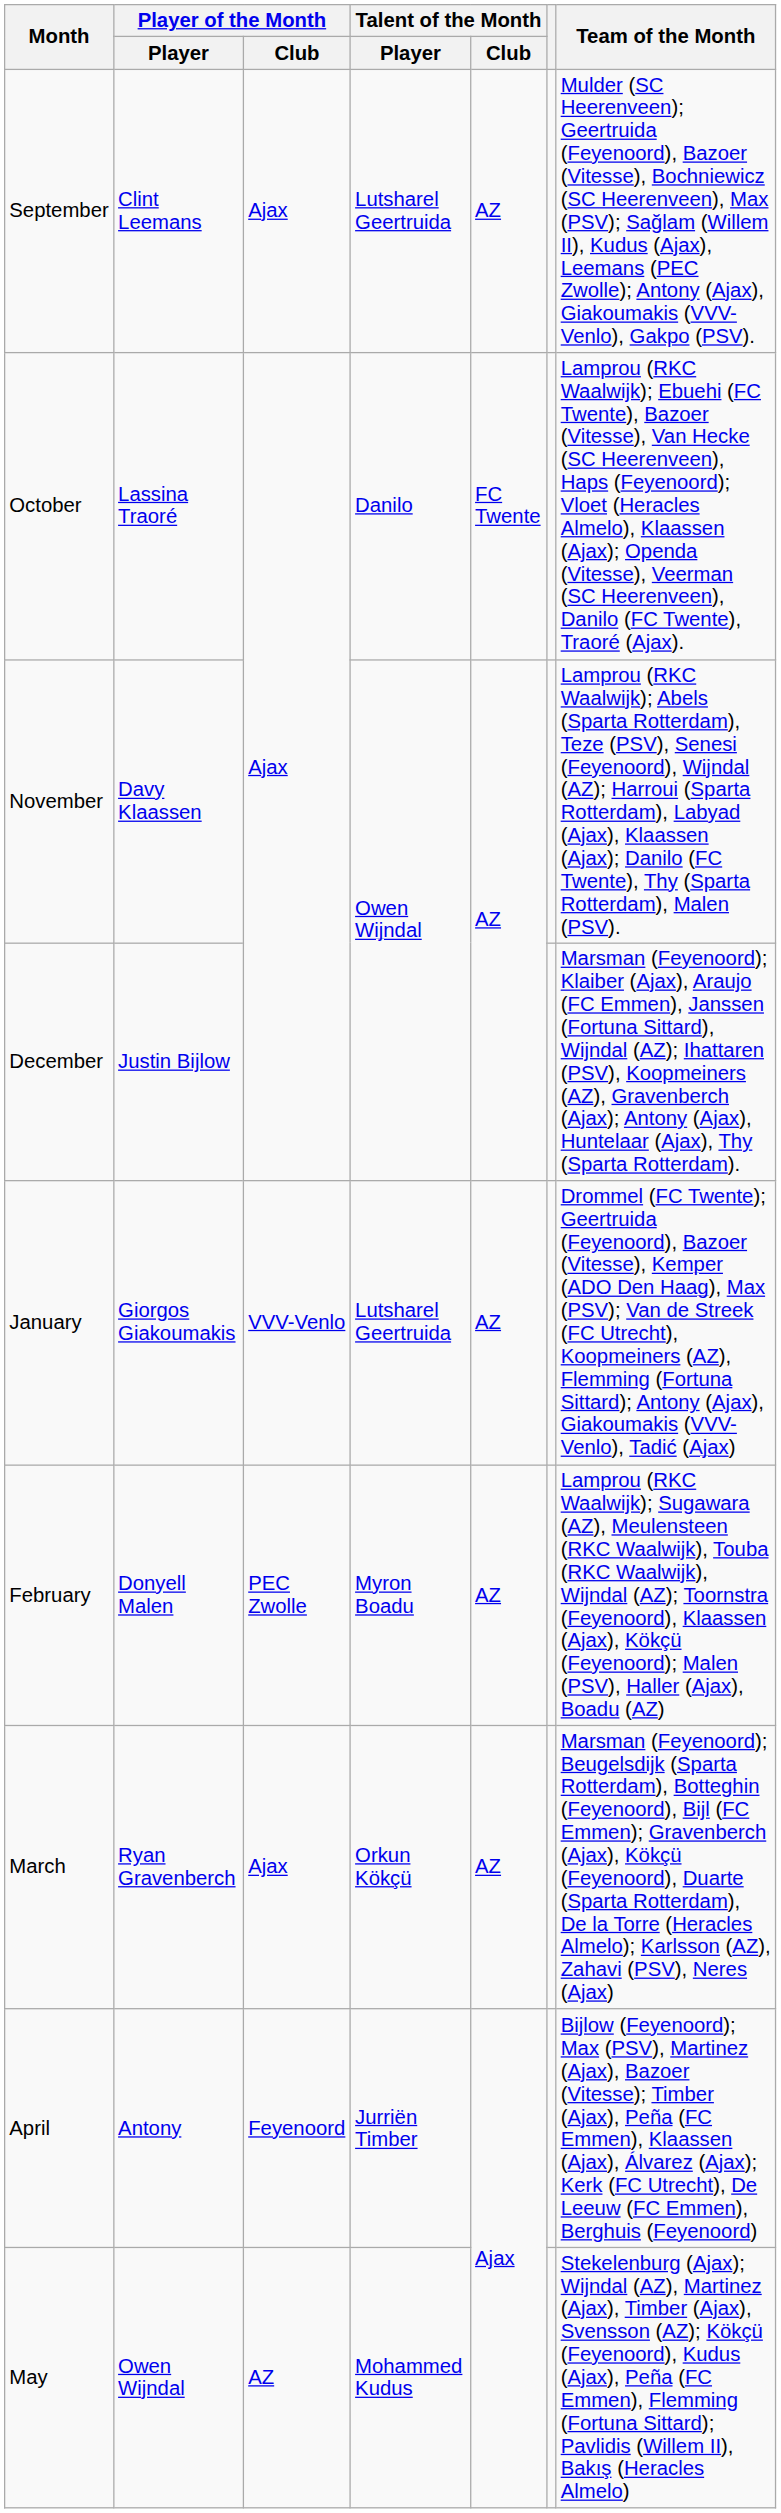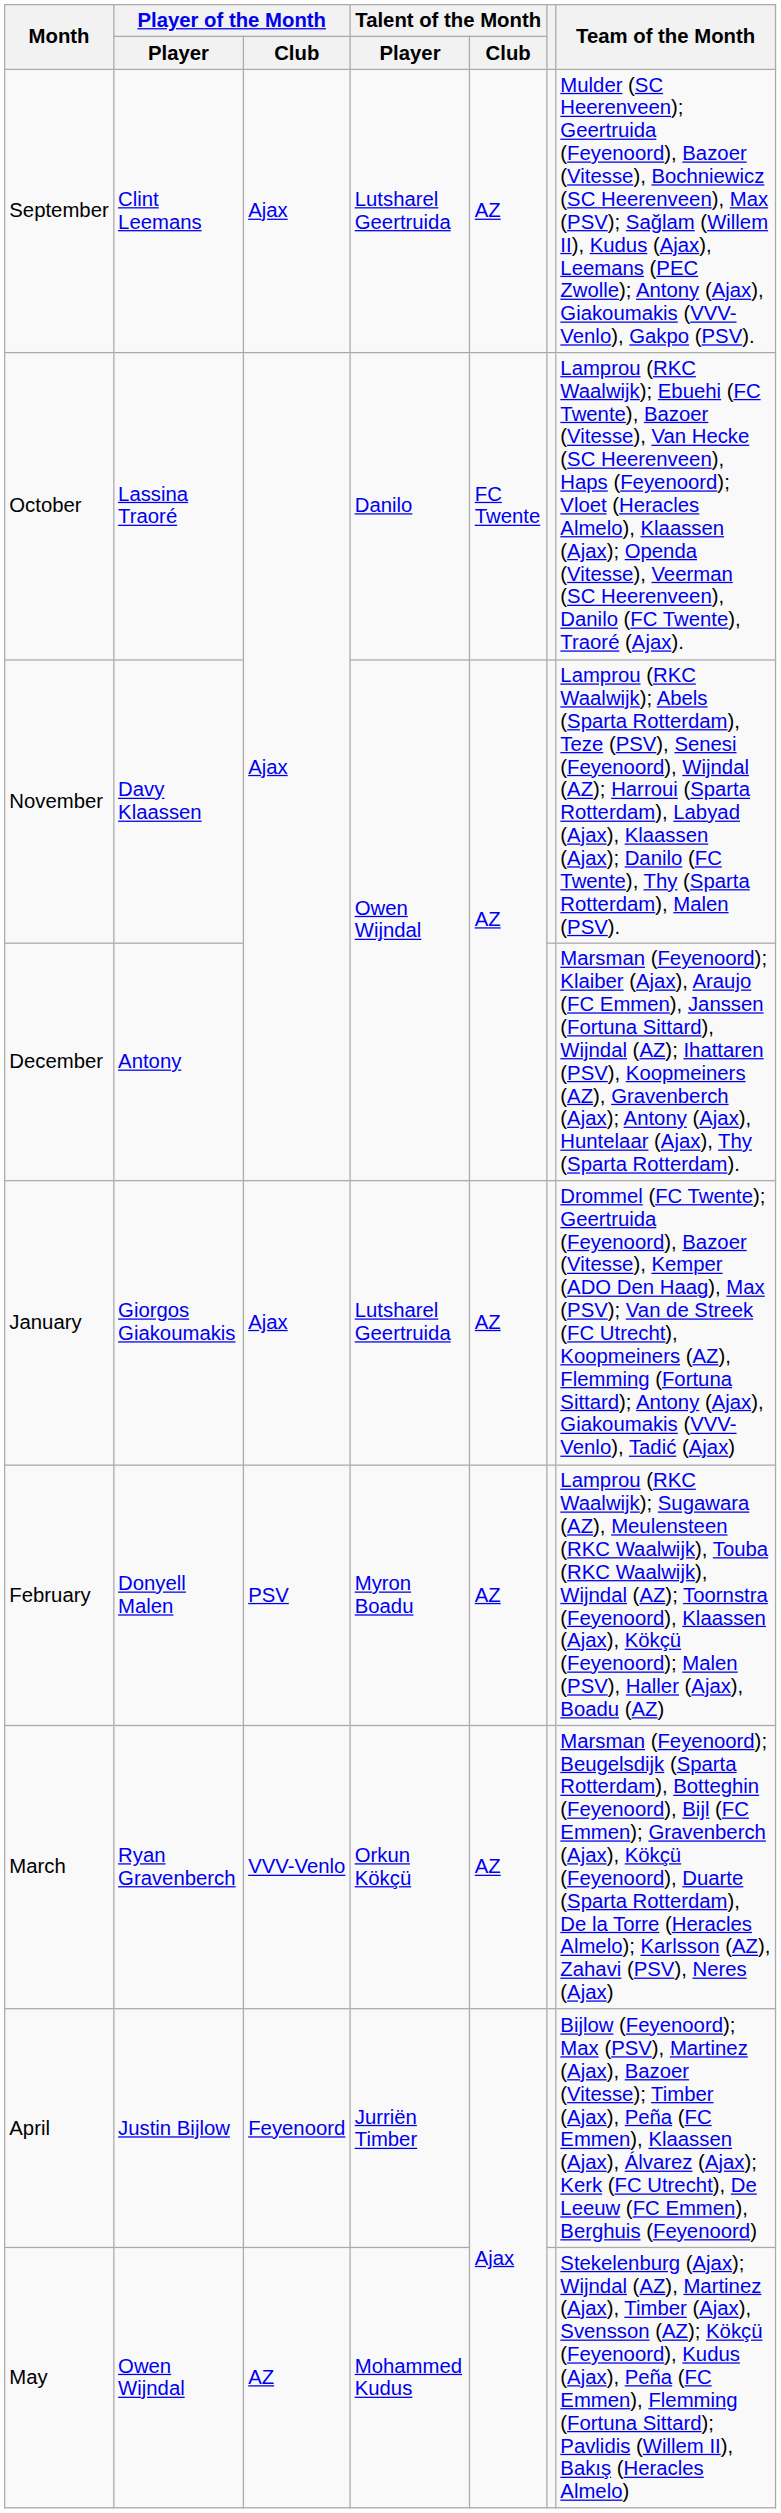(174, 1061) Justin Bijlow -> (150, 1061) Antony
(297, 1322) VVV-Venlo -> (268, 1322) Ajax
(278, 1594) PEC Zwolle -> (269, 1594) PSV
(268, 1867) Ajax -> (297, 1867) VVV-Venlo
(150, 2128) Antony -> (174, 2128) Justin Bijlow
